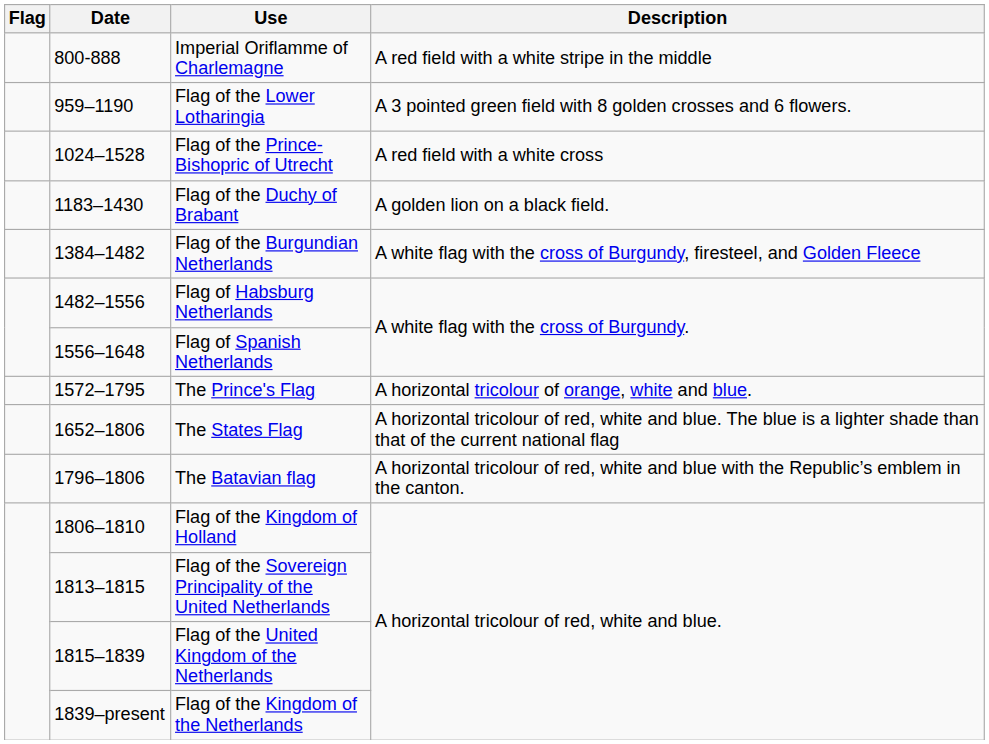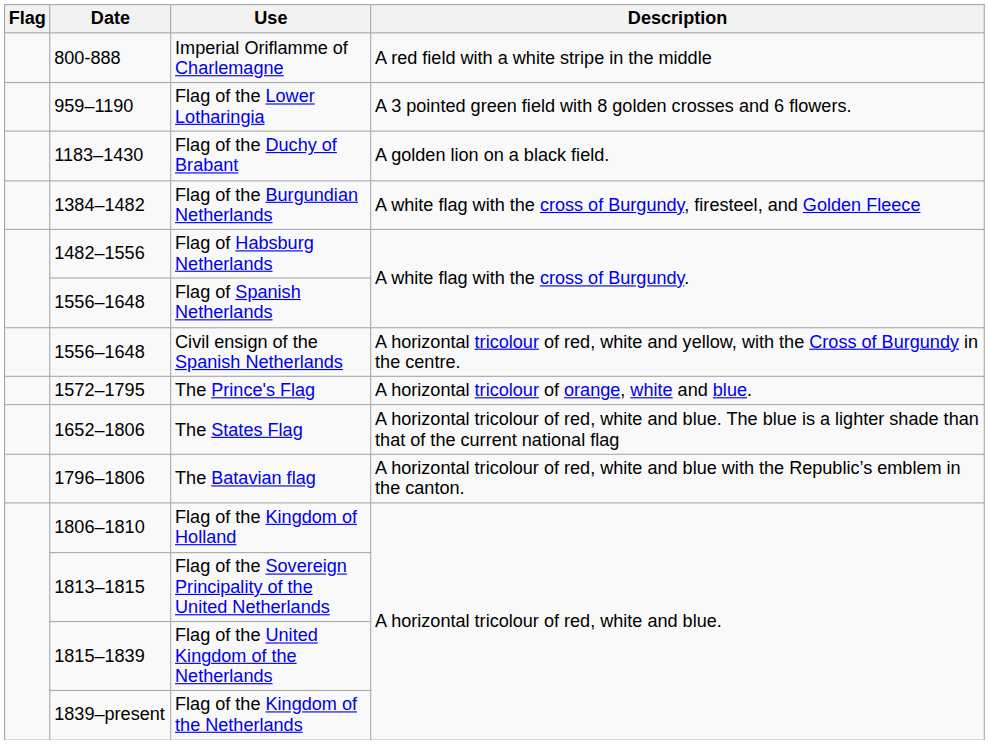- row: (254, 155)
+ row: (259, 351)
